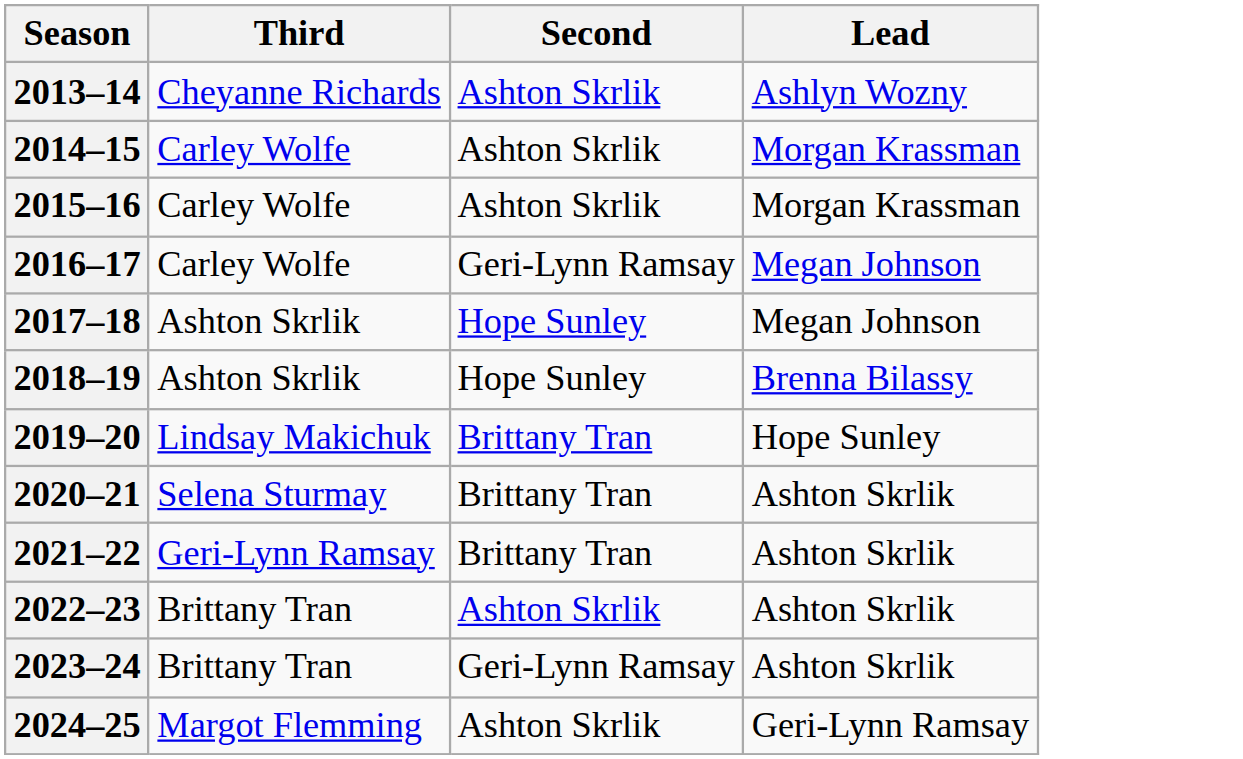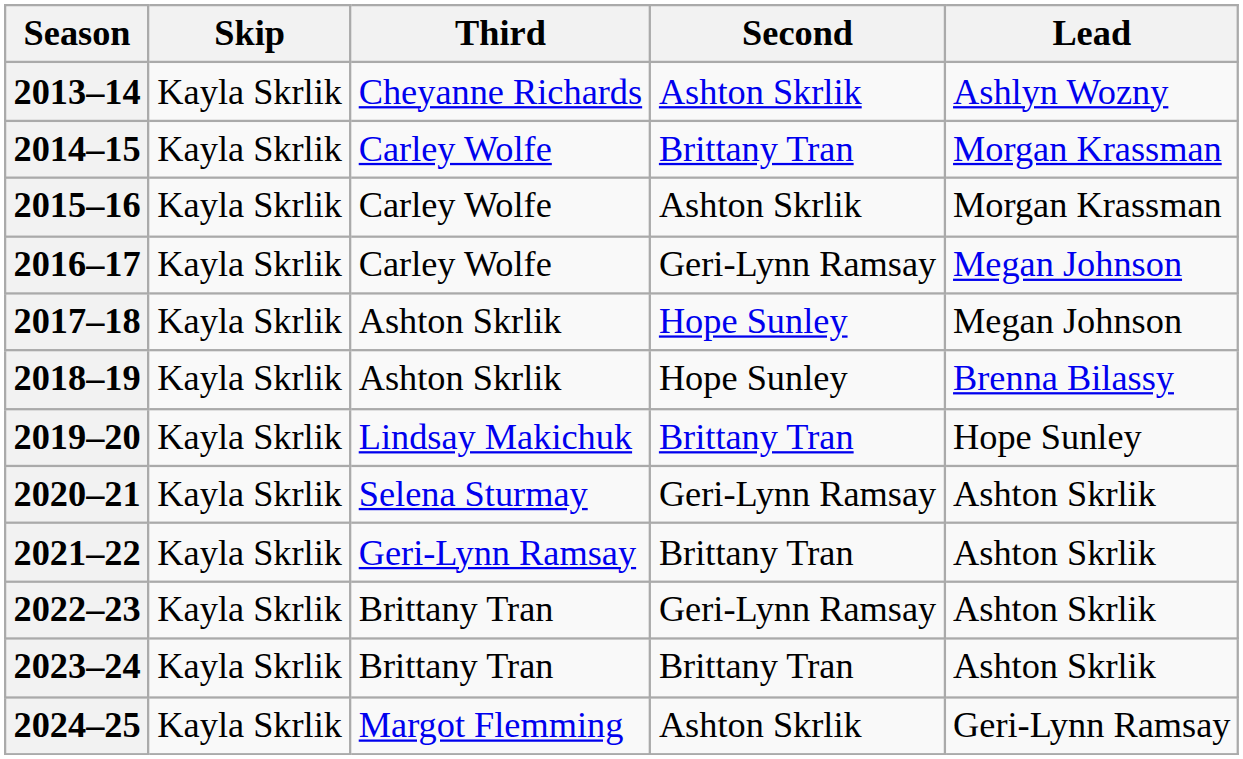+ column: (250, 33)
(559, 148) Ashton Skrlik -> (756, 148) Brittany Tran
(555, 494) Brittany Tran -> (798, 494) Geri-Lynn Ramsay
(559, 609) Ashton Skrlik -> (798, 609) Geri-Lynn Ramsay
(596, 666) Geri-Lynn Ramsay -> (756, 666) Brittany Tran
